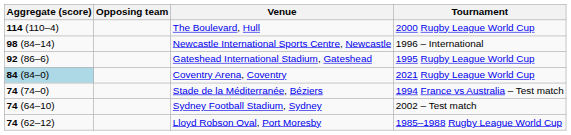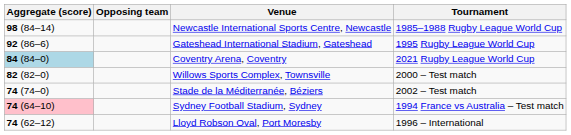- row: (216, 28)
(440, 43) 1996 – International -> (479, 28) 1985–1988 Rugby League World Cup
+ row: (252, 75)
(480, 91) 1994 France vs Australia – Test match -> (436, 91) 2002 – Test match
(31, 106) no background -> (31, 106) pink background
(436, 106) 2002 – Test match -> (480, 106) 1994 France vs Australia – Test match
(479, 122) 1985–1988 Rugby League World Cup -> (440, 122) 1996 – International
